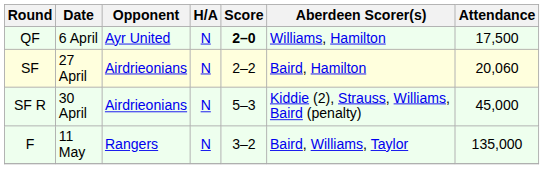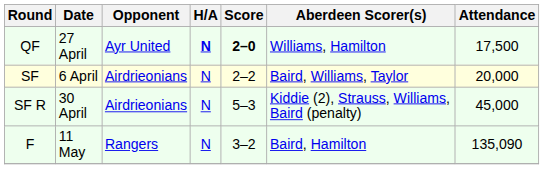(78, 37) 6 April -> (73, 45) 27 April
(206, 37) normal -> (206, 45) bold
(73, 68) 27 April -> (78, 76) 6 April
(318, 68) Baird, Hamilton -> (339, 76) Baird, Williams, Taylor
(497, 68) 20,060 -> (497, 76) 20,000
(339, 144) Baird, Williams, Taylor -> (318, 144) Baird, Hamilton
(497, 144) 135,000 -> (497, 144) 135,090
